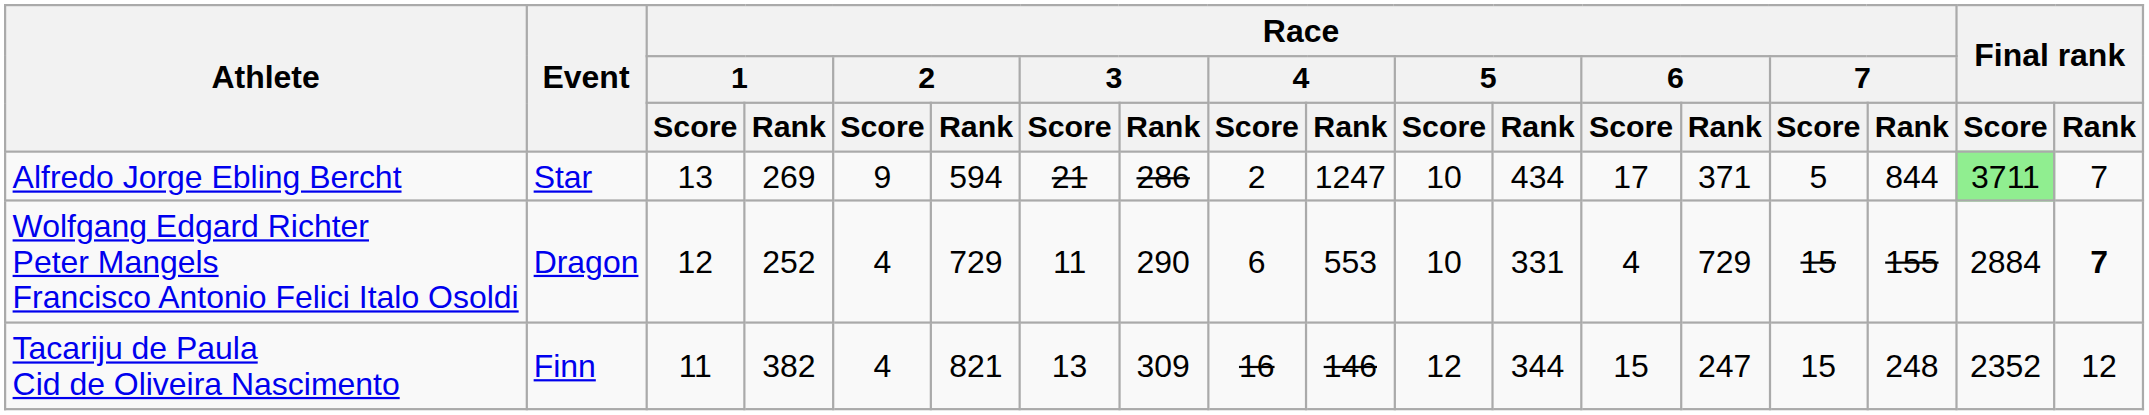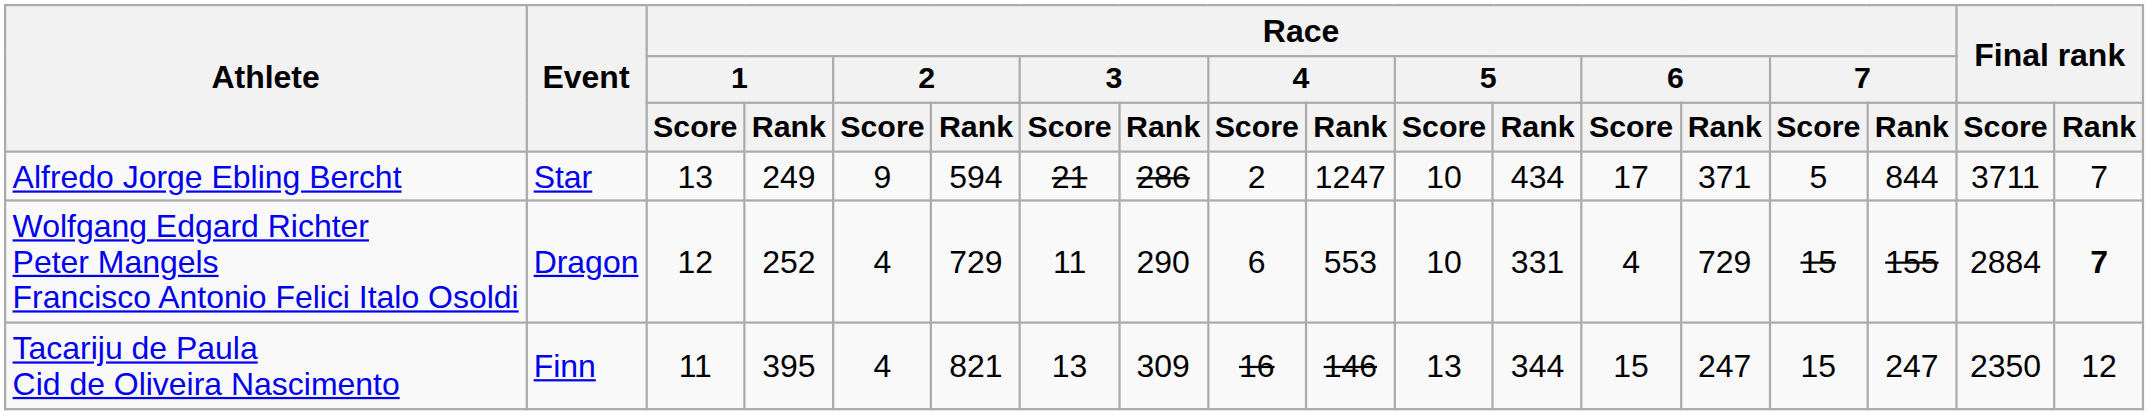(789, 177) 269 -> (789, 177) 249
(2005, 177) lightgreen background -> (2005, 177) no background
(789, 366) 382 -> (789, 366) 395
(1444, 366) 12 -> (1444, 366) 13
(1912, 366) 248 -> (1912, 366) 247
(2005, 366) 2352 -> (2005, 366) 2350
